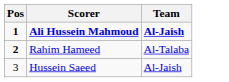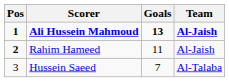+ column: (158, 13)
(166, 49) Al-Talaba -> (196, 49) Al-Jaish
(163, 67) Al-Jaish -> (199, 67) Al-Talaba
